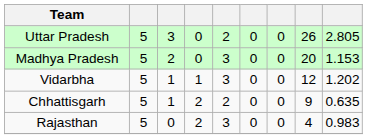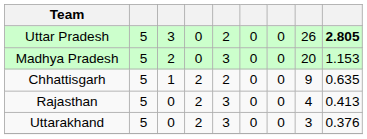(342, 36) normal -> (342, 36) bold
- row: (67, 79)
(342, 123) 0.983 -> (342, 101) 0.413
+ row: (67, 123)
